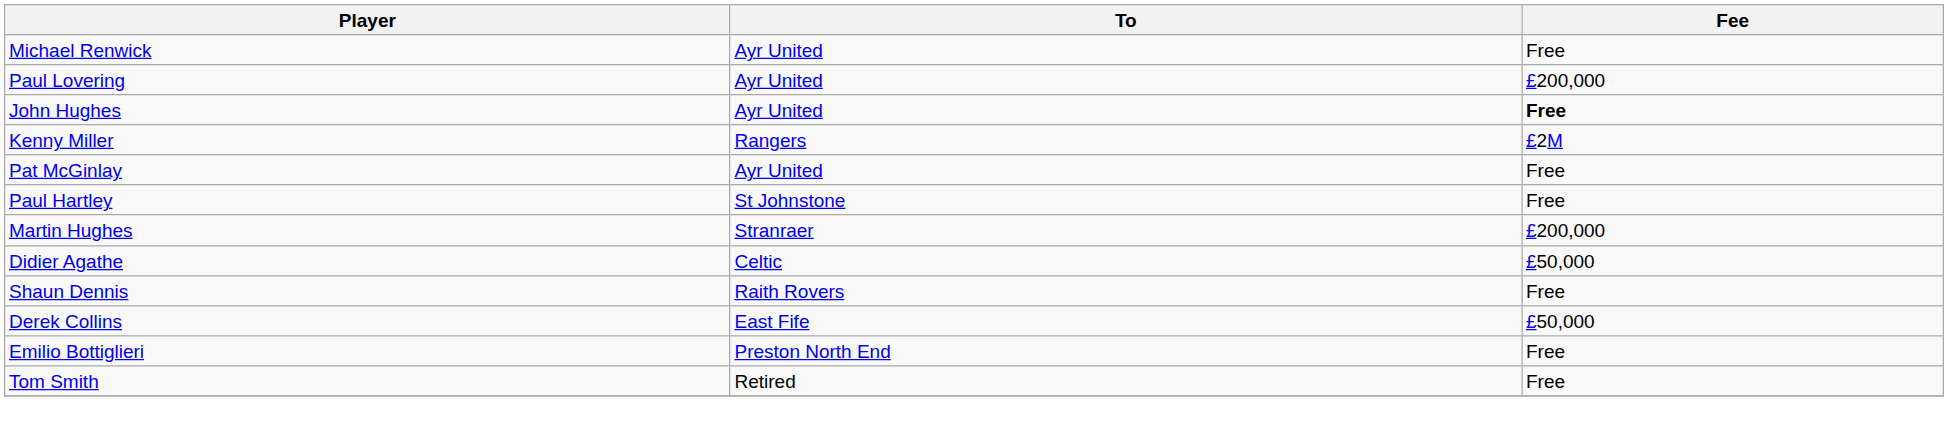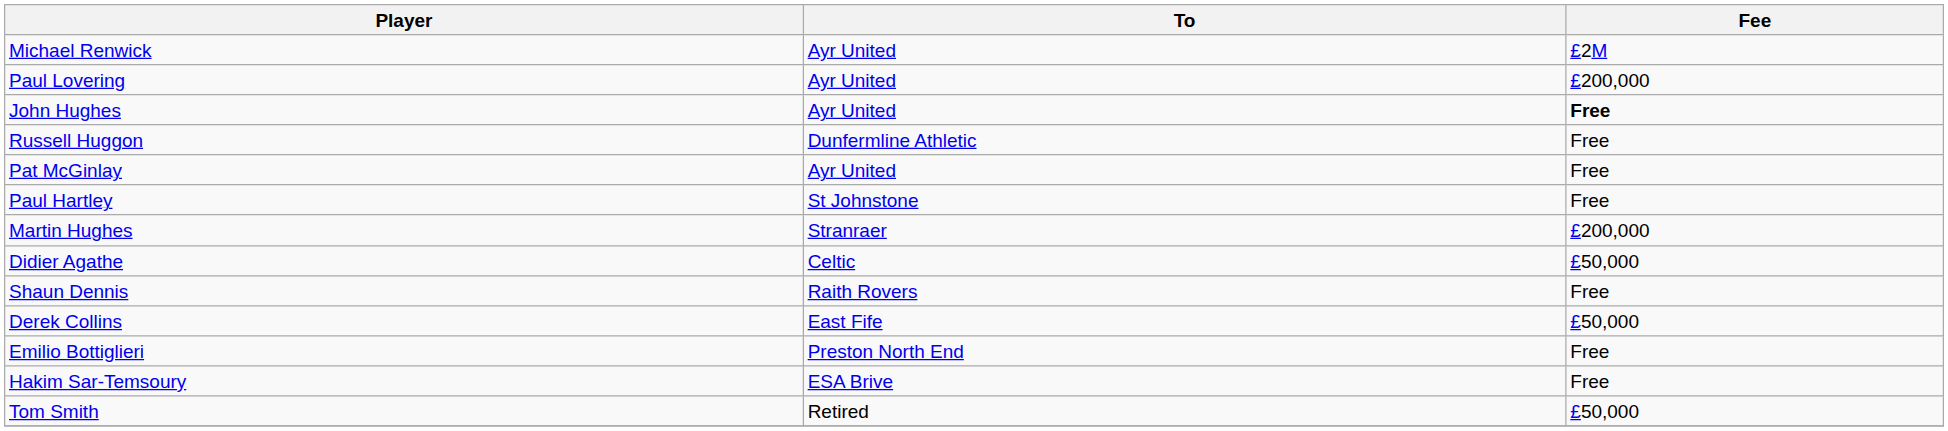(1545, 50) Free -> (1589, 50) £2M
- row: (61, 140)
+ row: (76, 140)
+ row: (98, 381)
(1545, 381) Free -> (1605, 411) £50,000
